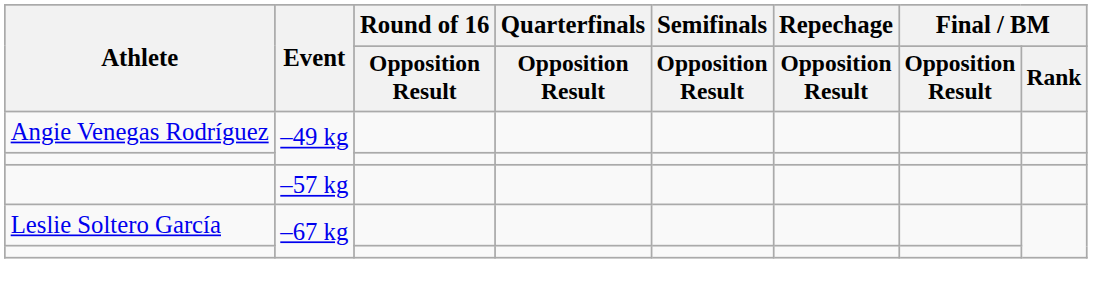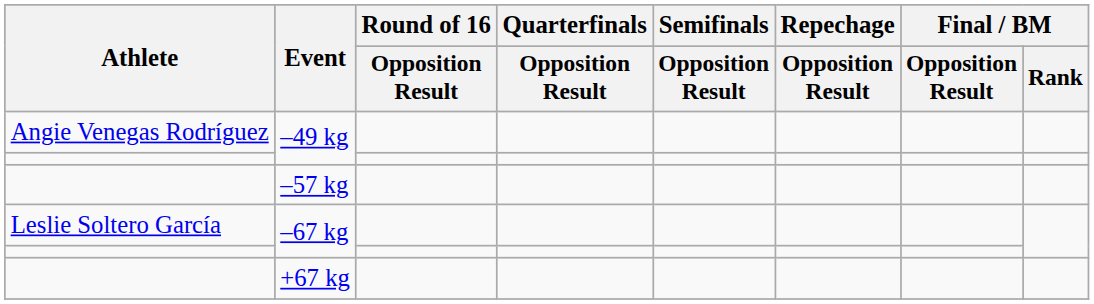+ row: (140, 278)
